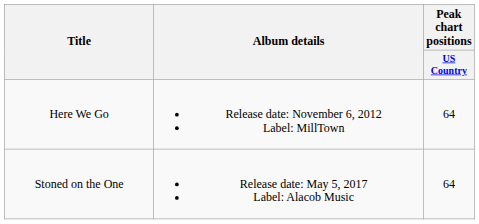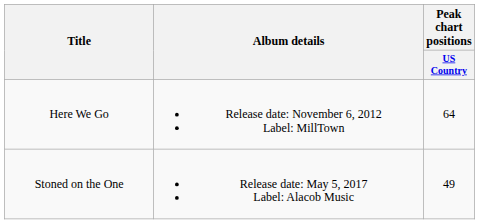(449, 184) 64 -> (449, 184) 49
